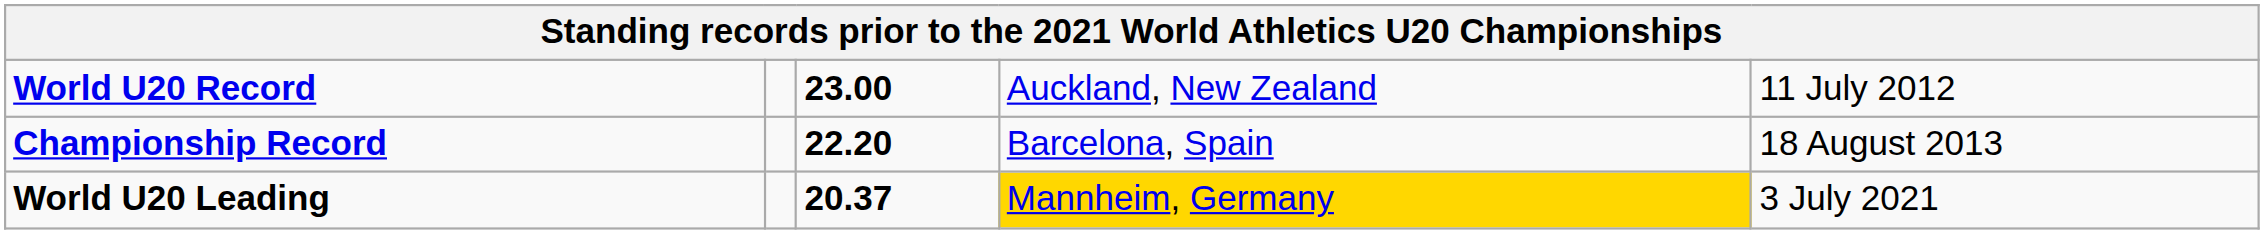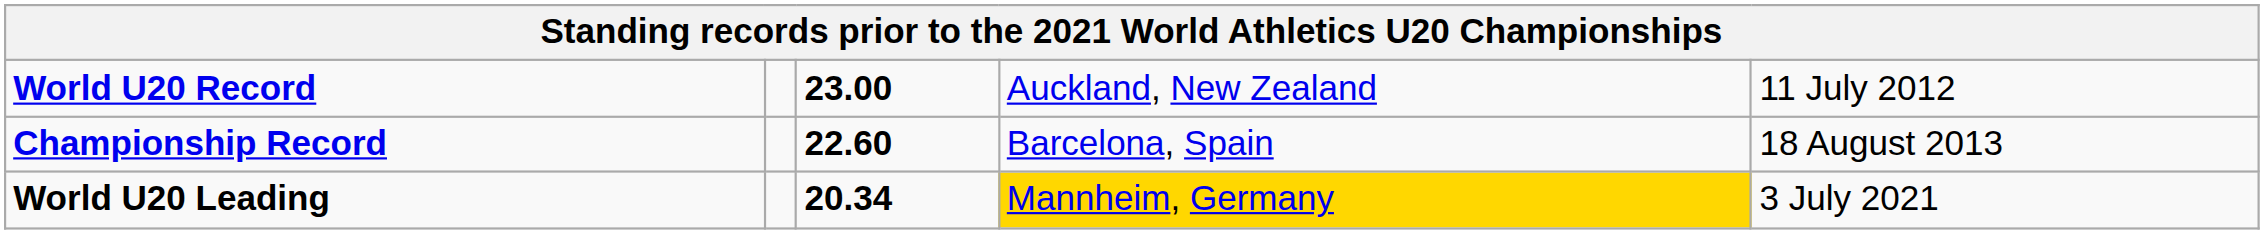(848, 143) 22.20 -> (848, 143) 22.60
(848, 198) 20.37 -> (848, 198) 20.34
